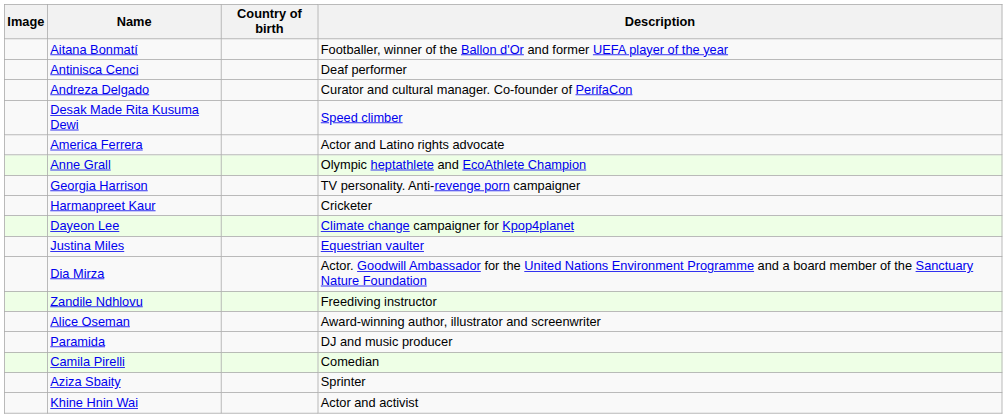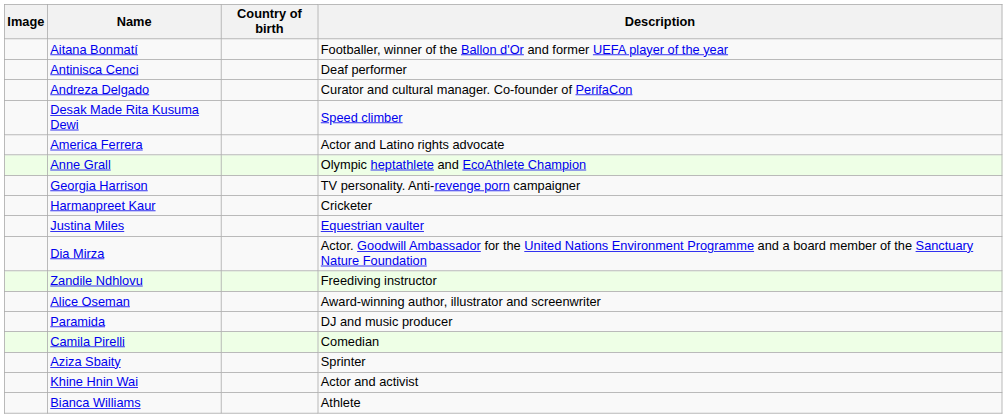- row: (85, 226)
+ row: (95, 402)
